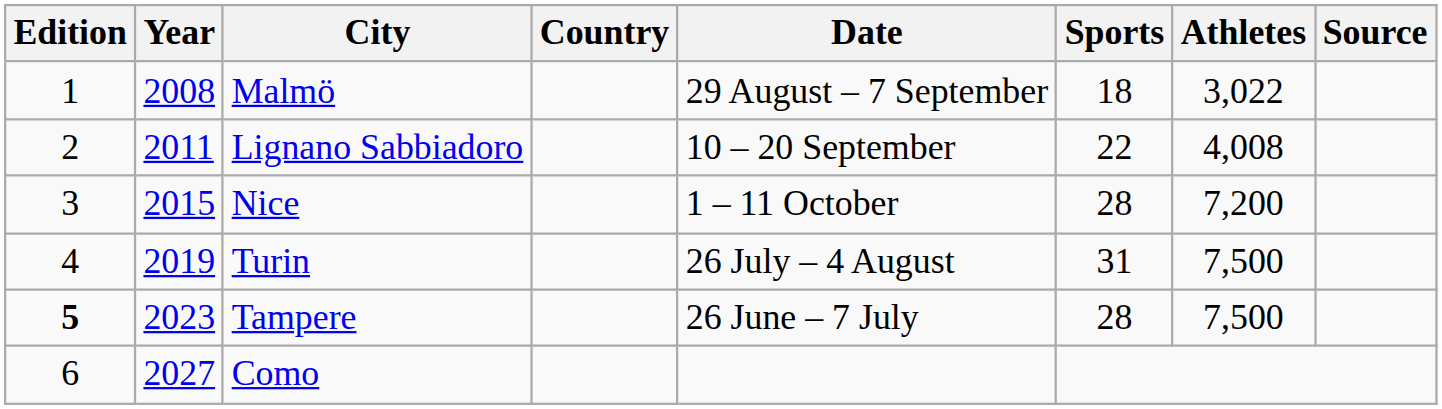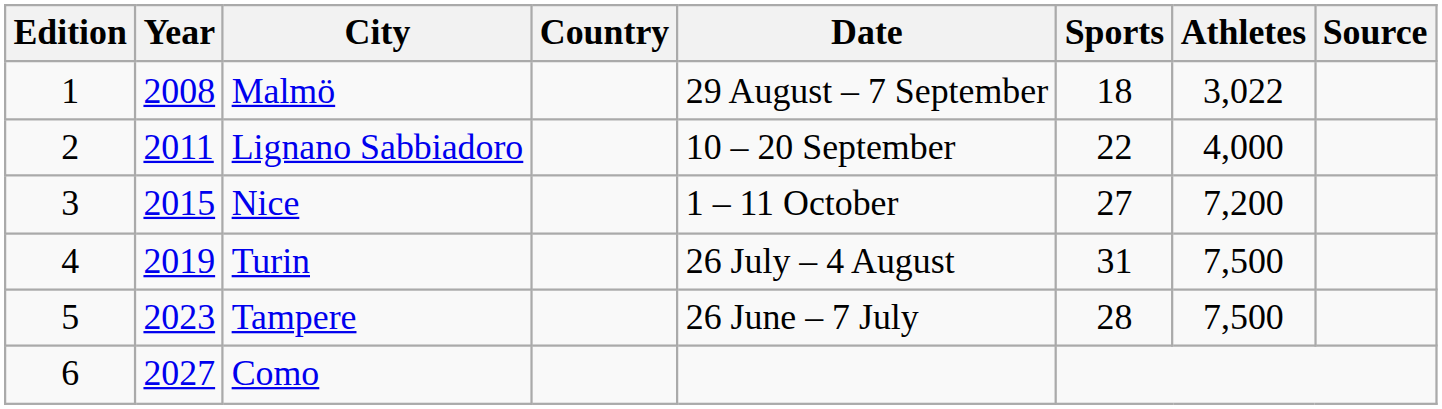(1243, 146) 4,008 -> (1243, 146) 4,000
(1114, 203) 28 -> (1114, 203) 27
(70, 317) bold -> (70, 317) normal
